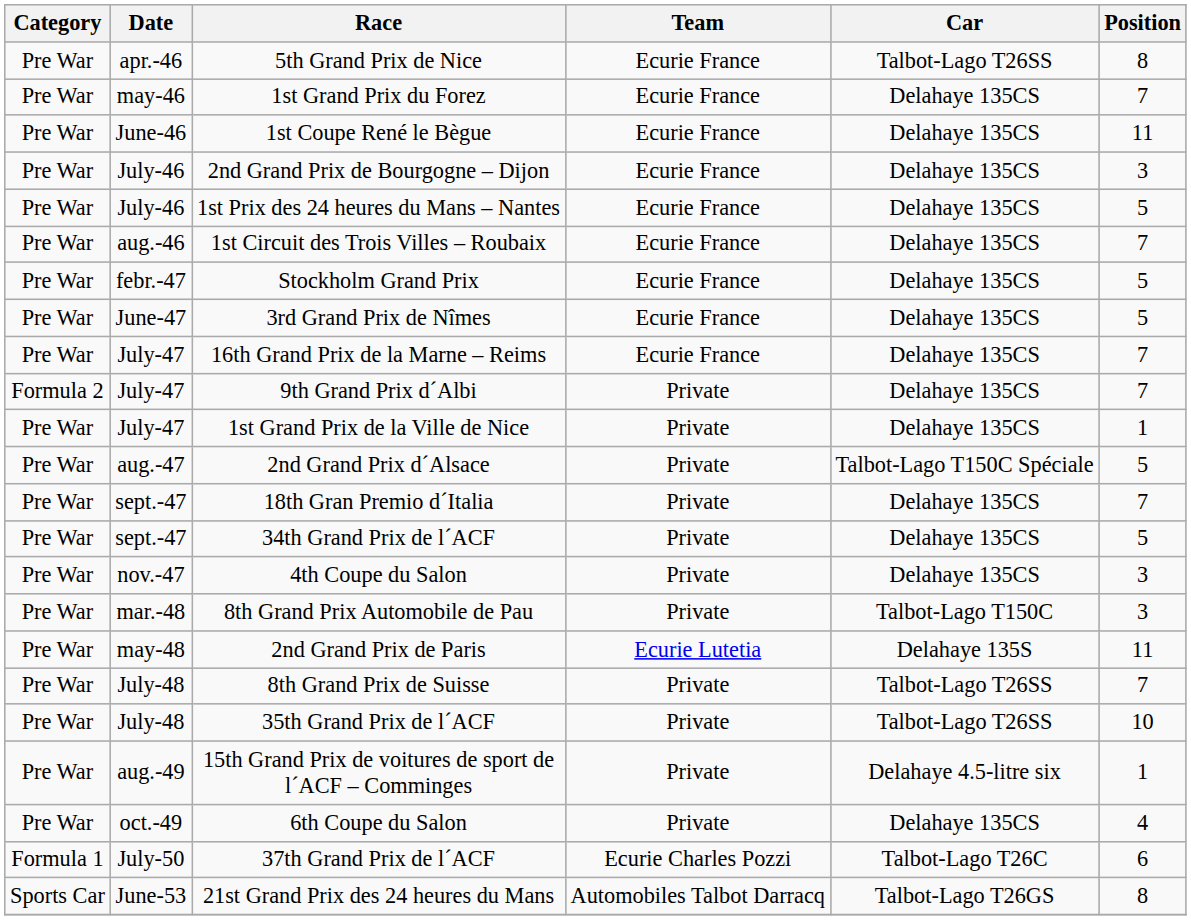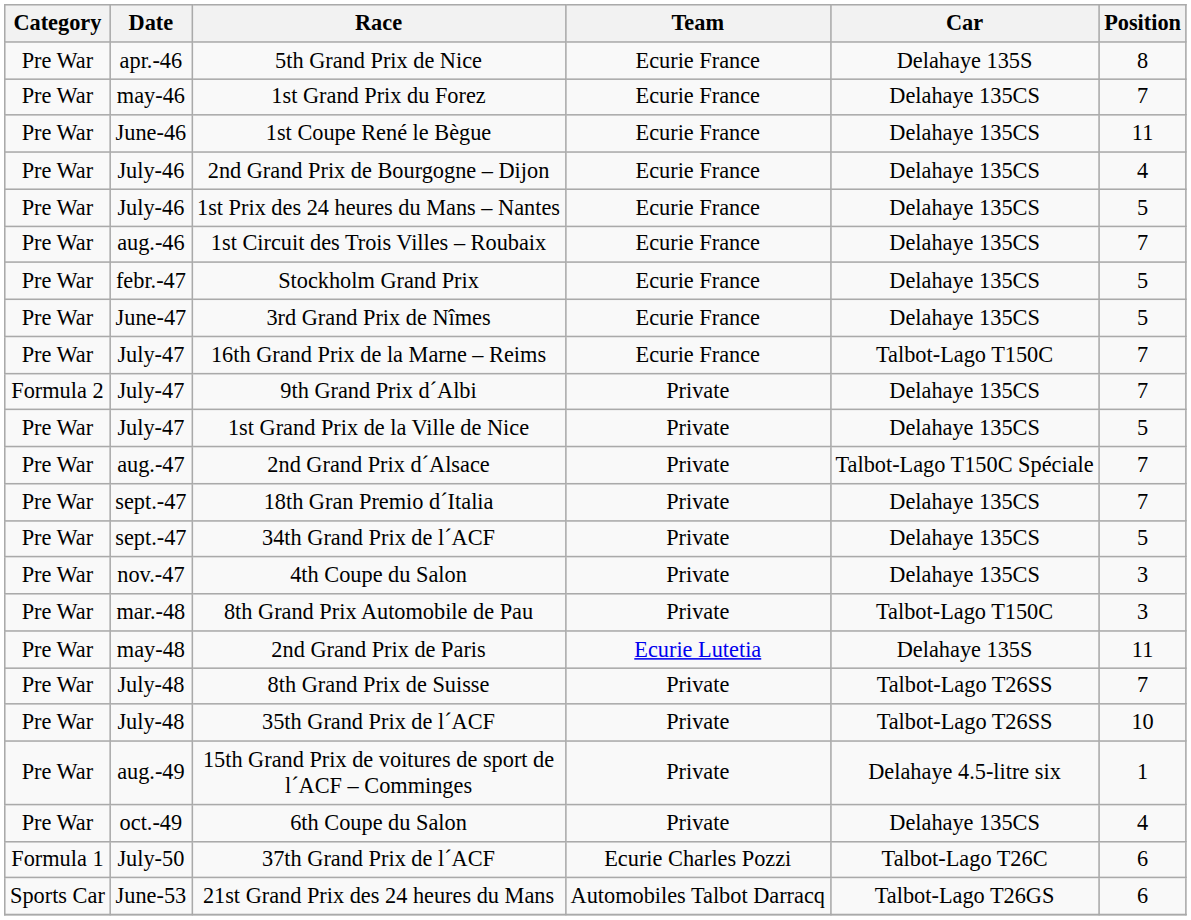(965, 60) Talbot-Lago T26SS -> (965, 60) Delahaye 135S
(1143, 170) 3 -> (1143, 170) 4
(965, 354) Delahaye 135CS -> (965, 354) Talbot-Lago T150C
(1143, 428) 1 -> (1143, 428) 5
(1143, 465) 5 -> (1143, 465) 7
(1143, 896) 8 -> (1143, 896) 6
